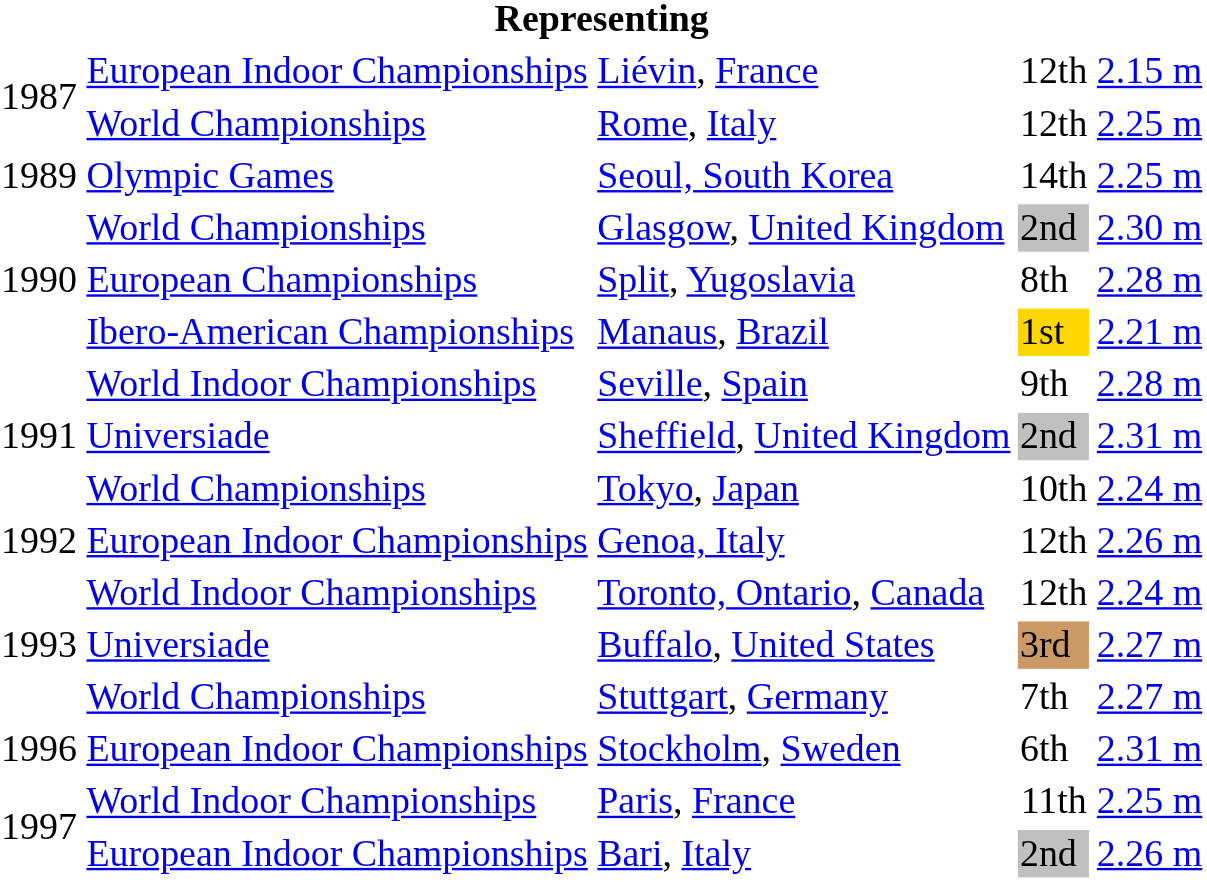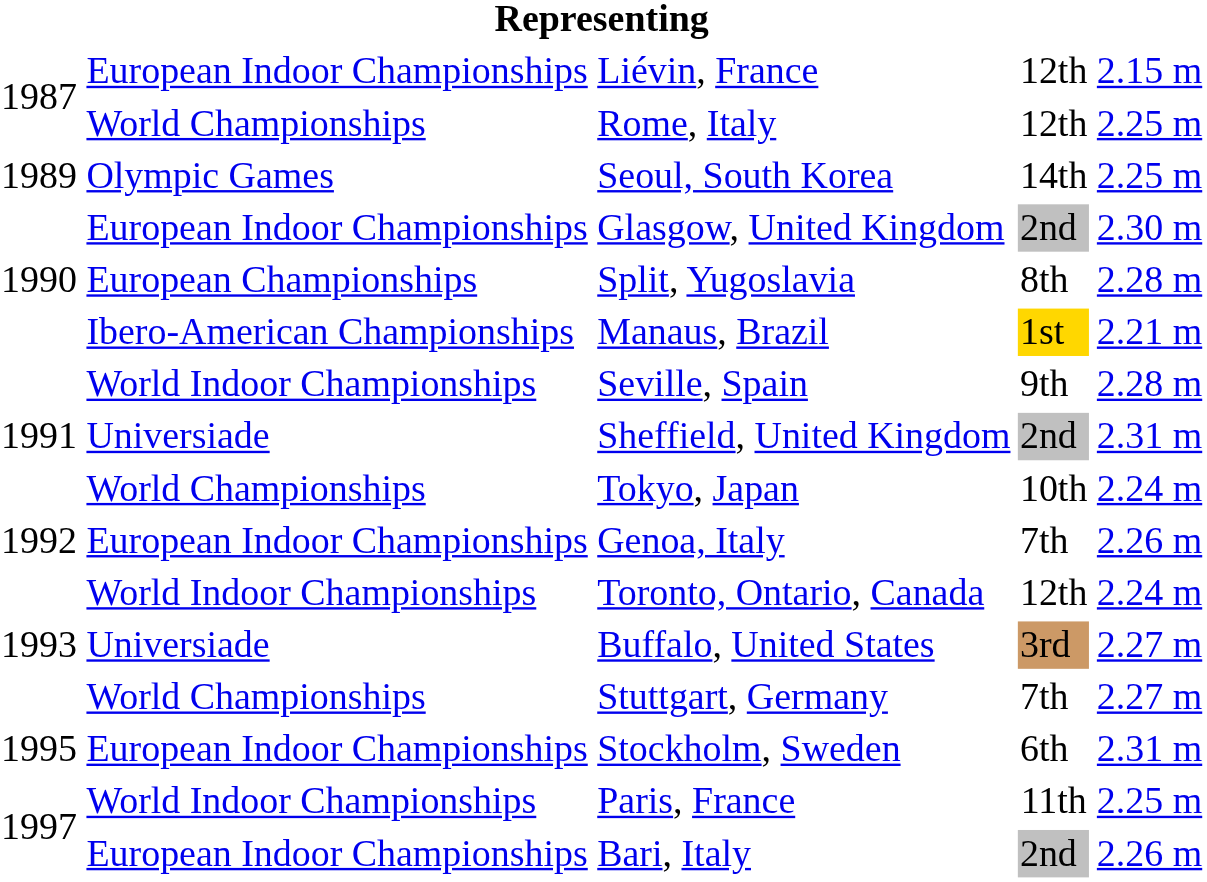(256, 227) World Championships -> (337, 227) European Indoor Championships
(1054, 540) 12th -> (1044, 540) 7th
(39, 748) 1996 -> (39, 748) 1995
